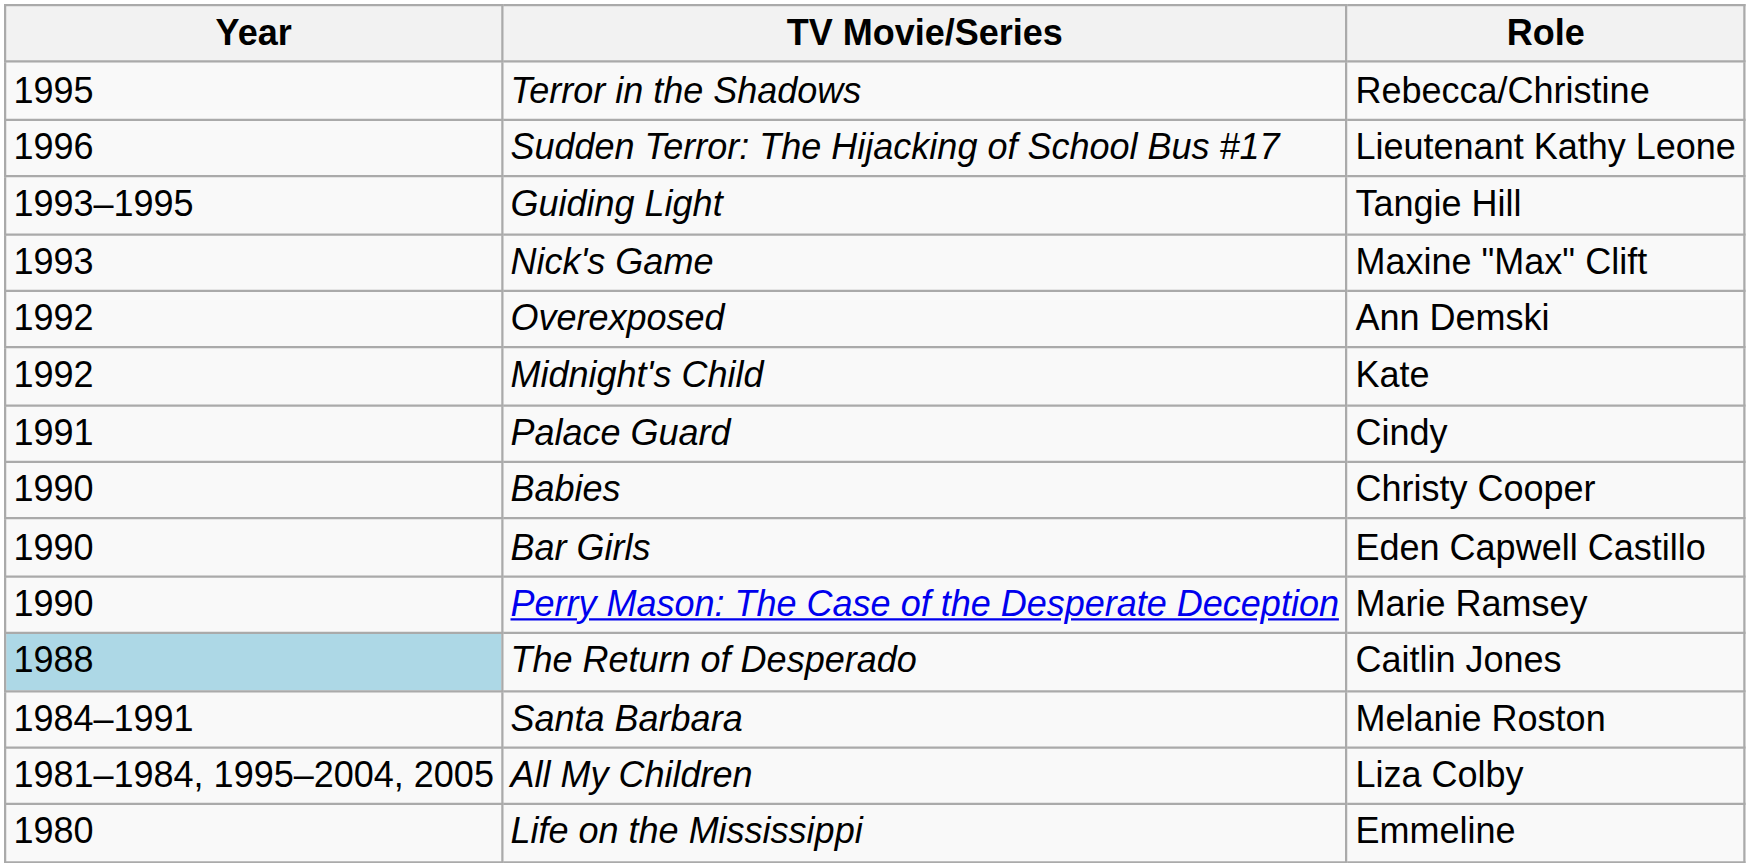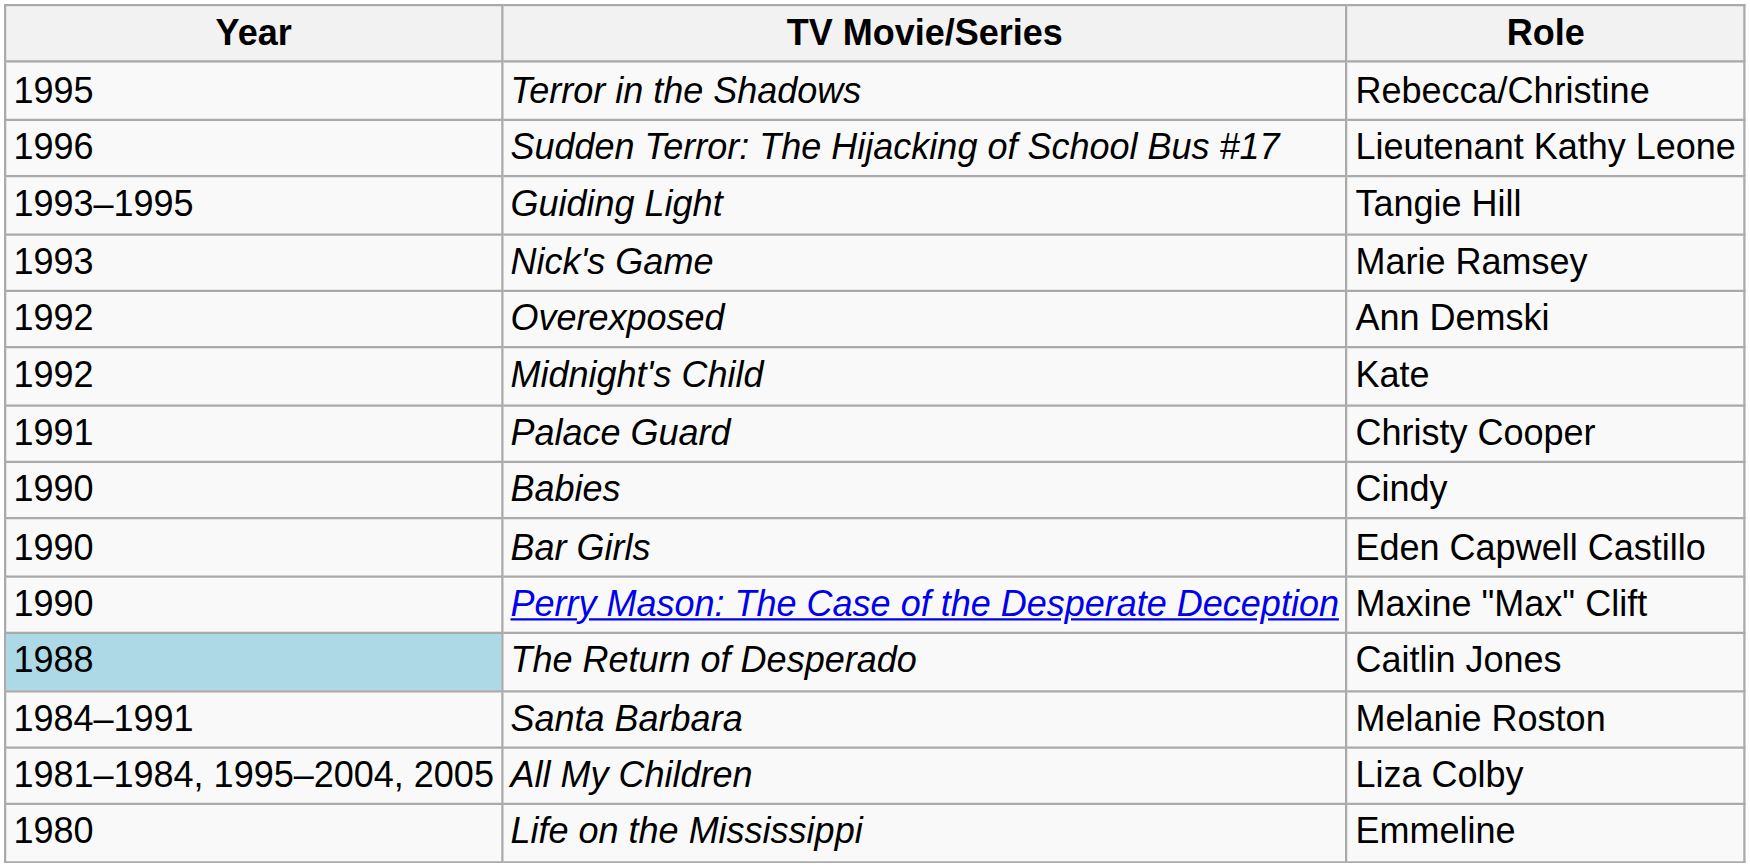(1501, 261) Maxine "Max" Clift -> (1472, 261) Marie Ramsey
(1402, 432) Cindy -> (1476, 432) Christy Cooper
(1476, 489) Christy Cooper -> (1402, 489) Cindy
(1472, 603) Marie Ramsey -> (1501, 603) Maxine "Max" Clift
